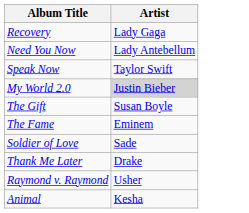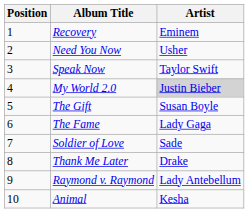+ column: (27, 13)
(140, 32) Lady Gaga -> (179, 32) Eminem
(154, 50) Lady Antebellum -> (173, 50) Usher
(134, 124) Eminem -> (185, 124) Lady Gaga
(128, 180) Usher -> (200, 180) Lady Antebellum
